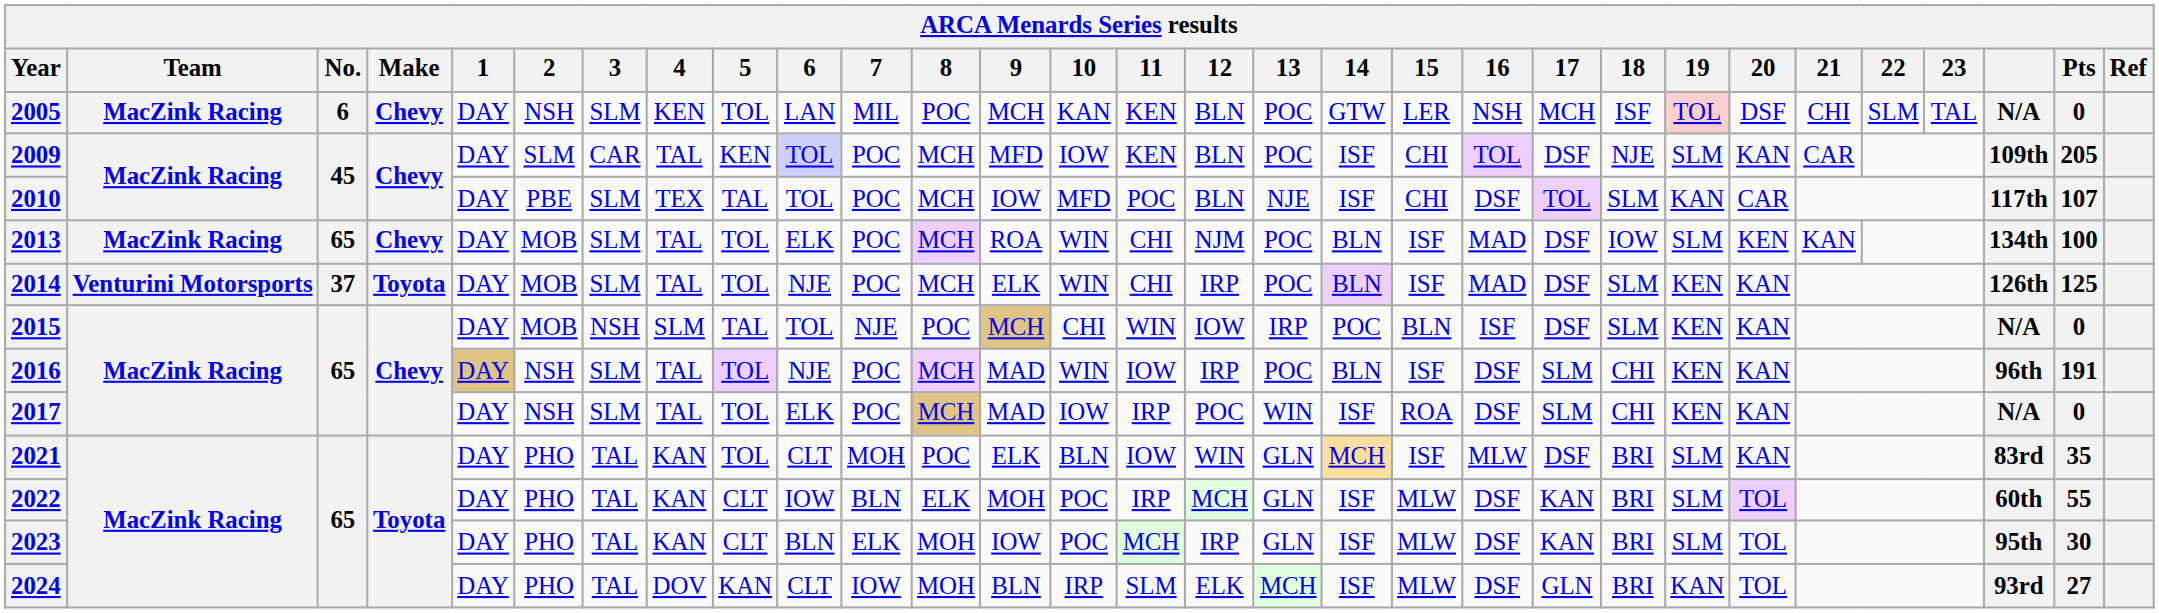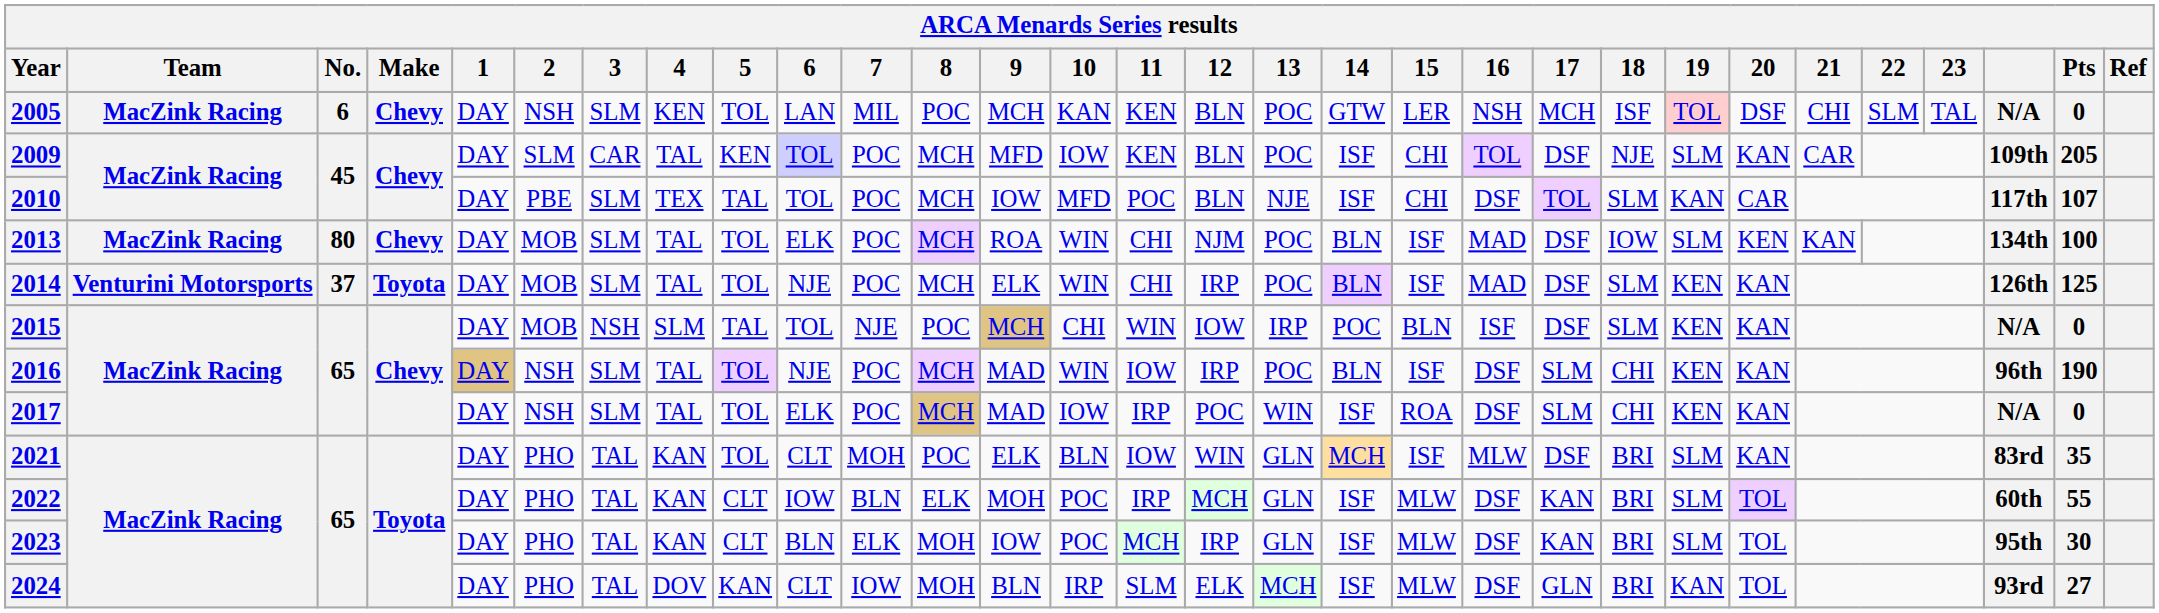(343, 241) 65 -> (343, 241) 80
(2079, 370) 191 -> (2079, 370) 190
